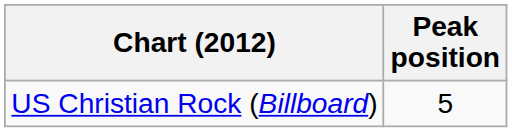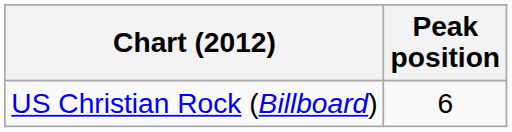(445, 103) 5 -> (445, 103) 6
